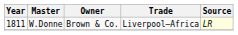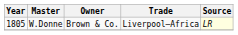(16, 24) 1811 -> (16, 24) 1805
